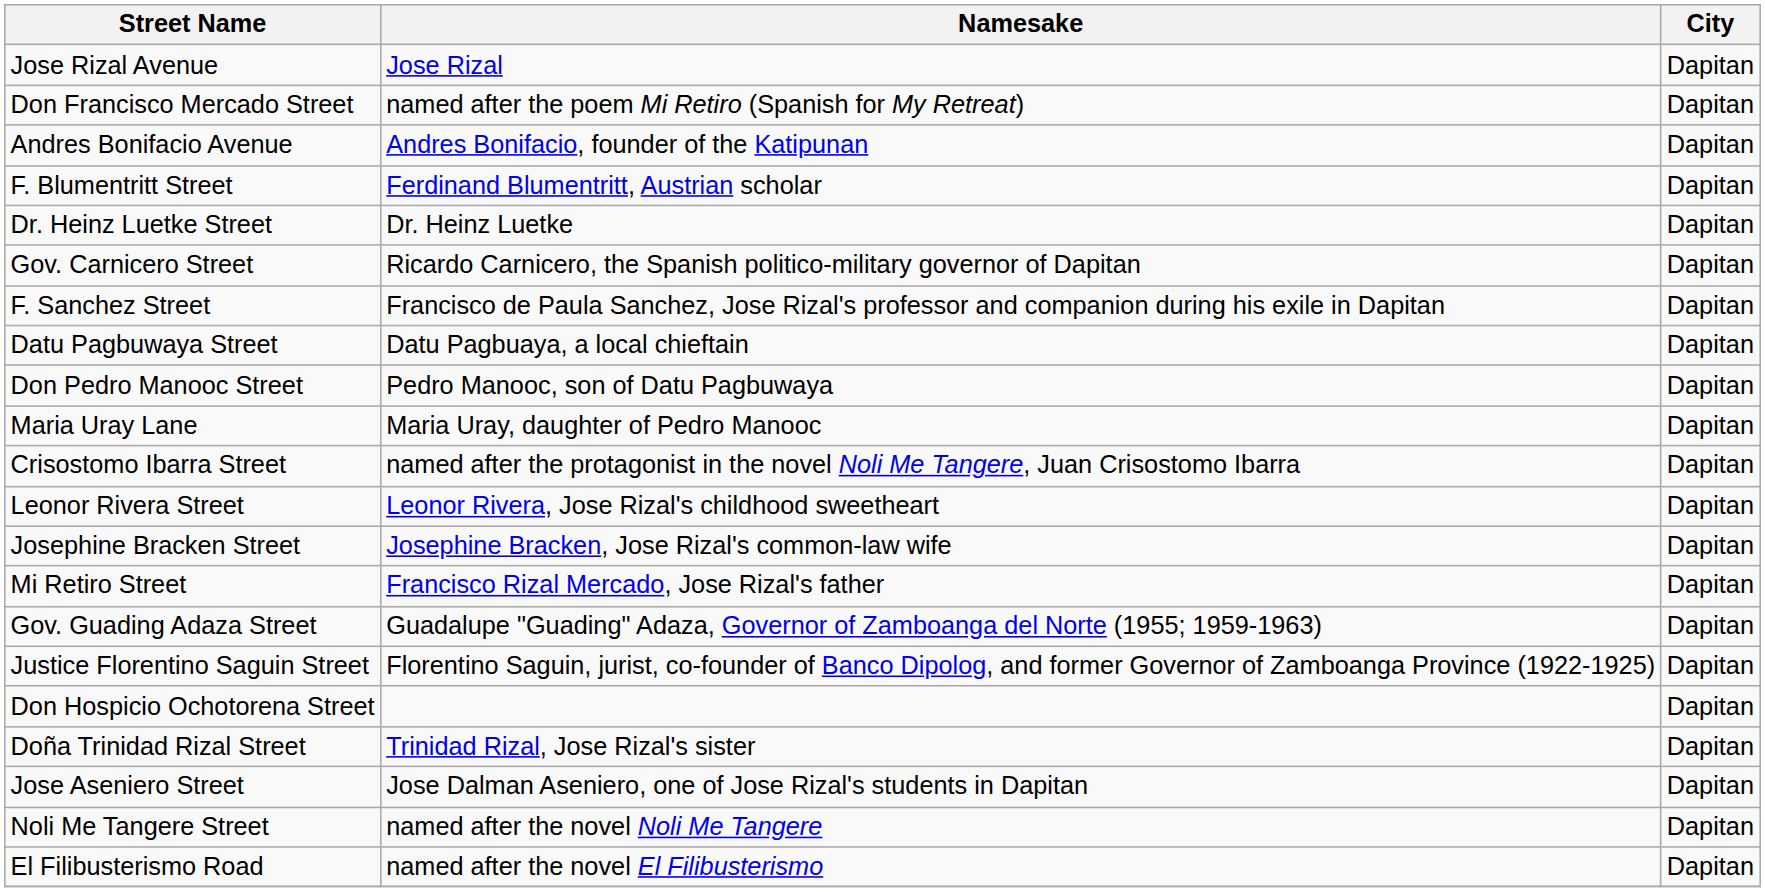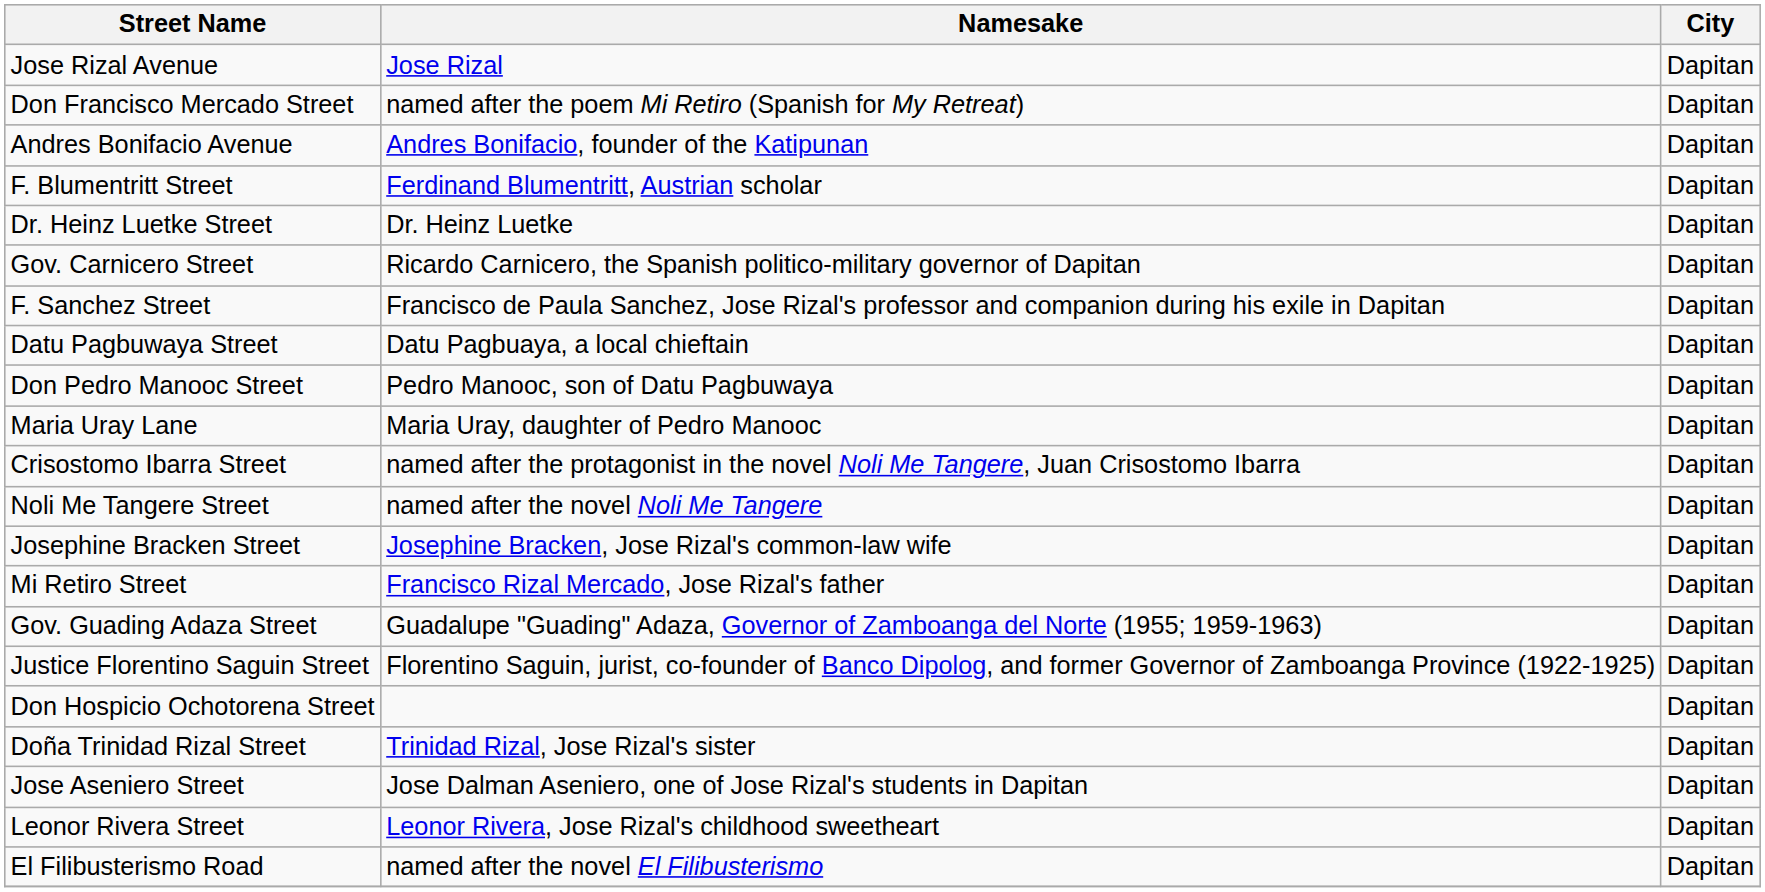rows swapped: (127, 505) <-> (140, 826)
